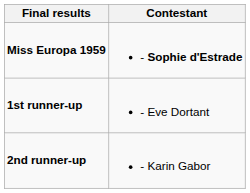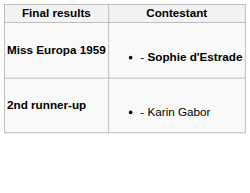- row: (45, 105)
